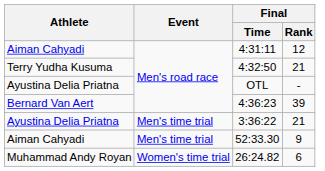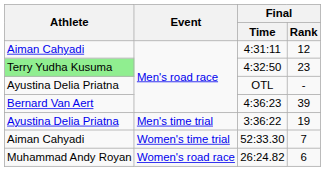(60, 68) no background -> (60, 68) lightgreen background
(299, 68) 21 -> (304, 68) 23
(299, 122) 21 -> (304, 122) 19
(175, 140) Men's time trial -> (183, 140) Women's time trial
(299, 140) 9 -> (304, 140) 7
(183, 158) Women's time trial -> (186, 158) Women's road race
